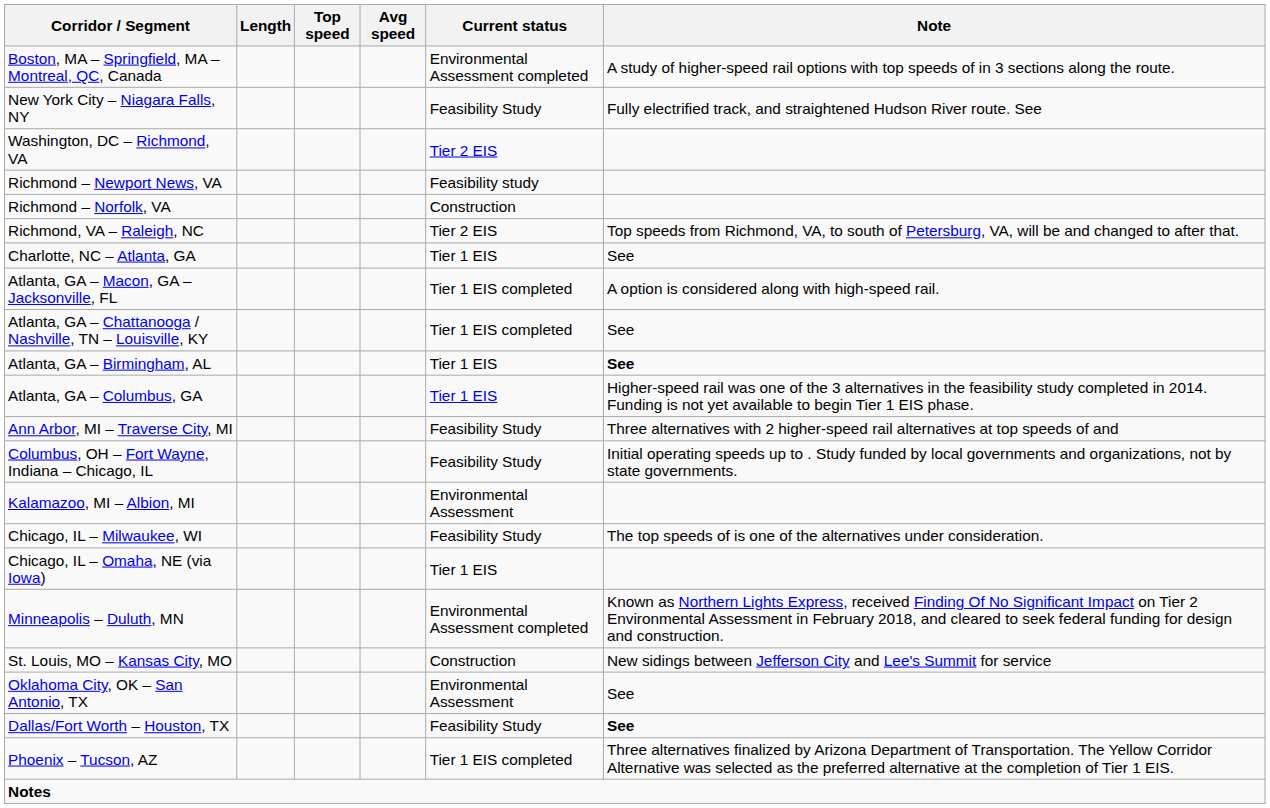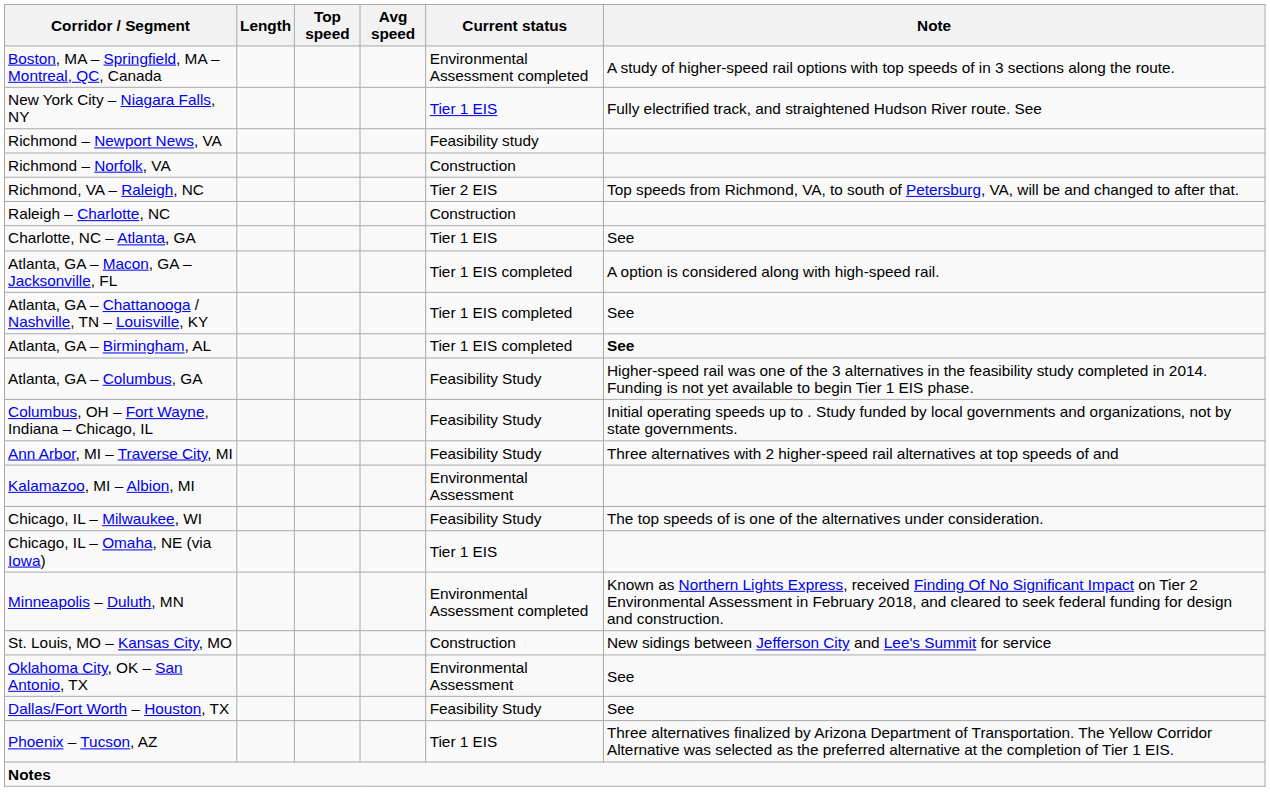(485, 108) Feasibility Study -> (463, 108) Tier 1 EIS
- row: (109, 150)
+ row: (89, 214)
(463, 363) Tier 1 EIS -> (501, 346) Tier 1 EIS completed
(463, 396) Tier 1 EIS -> (485, 379) Feasibility Study
rows swapped: (108, 462) <-> (120, 429)
(621, 726) bold -> (621, 709) normal
(501, 759) Tier 1 EIS completed -> (463, 742) Tier 1 EIS
